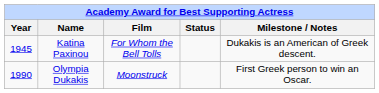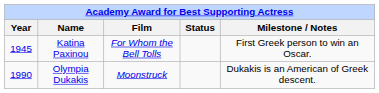(297, 48) Dukakis is an American of Greek descent. -> (297, 48) First Greek person to win an Oscar.
(297, 75) First Greek person to win an Oscar. -> (297, 75) Dukakis is an American of Greek descent.
